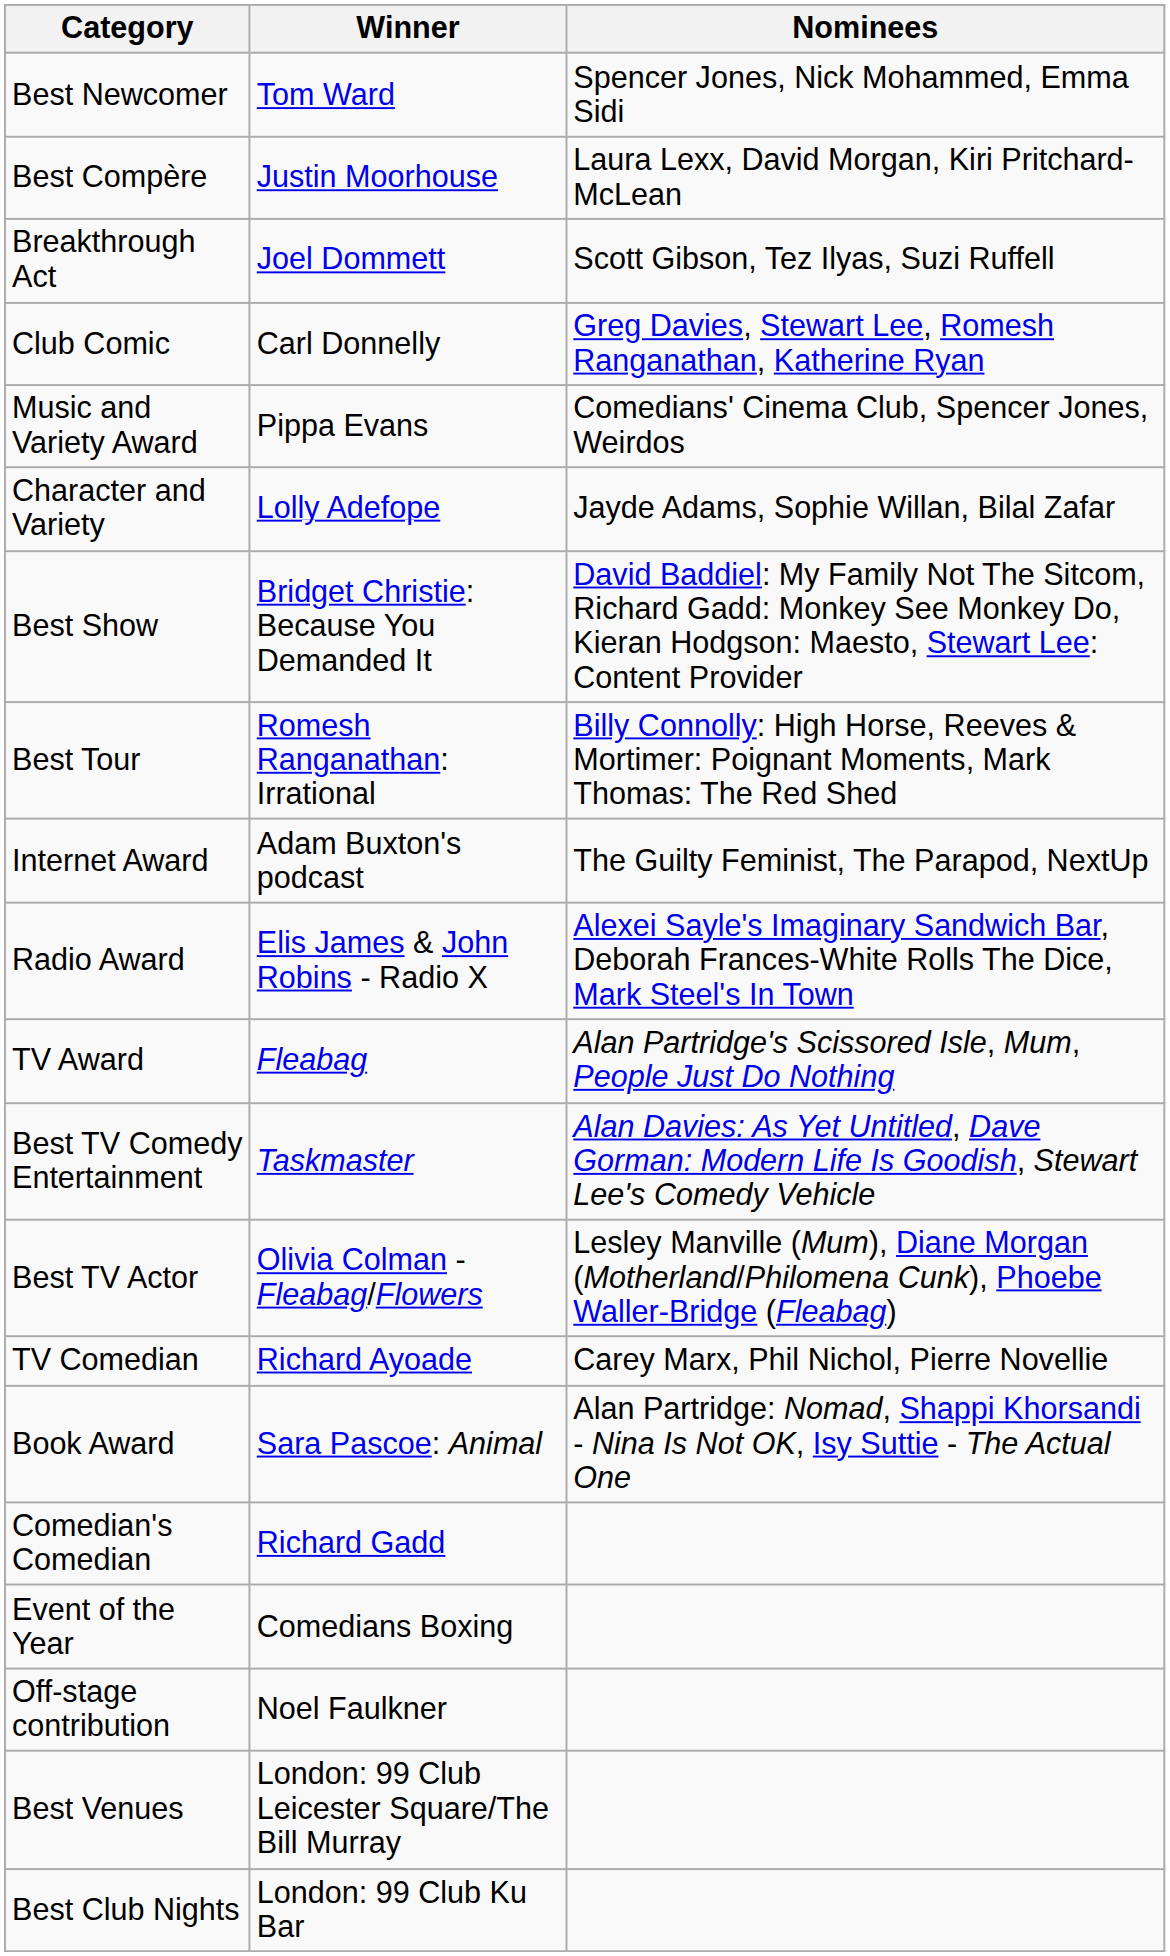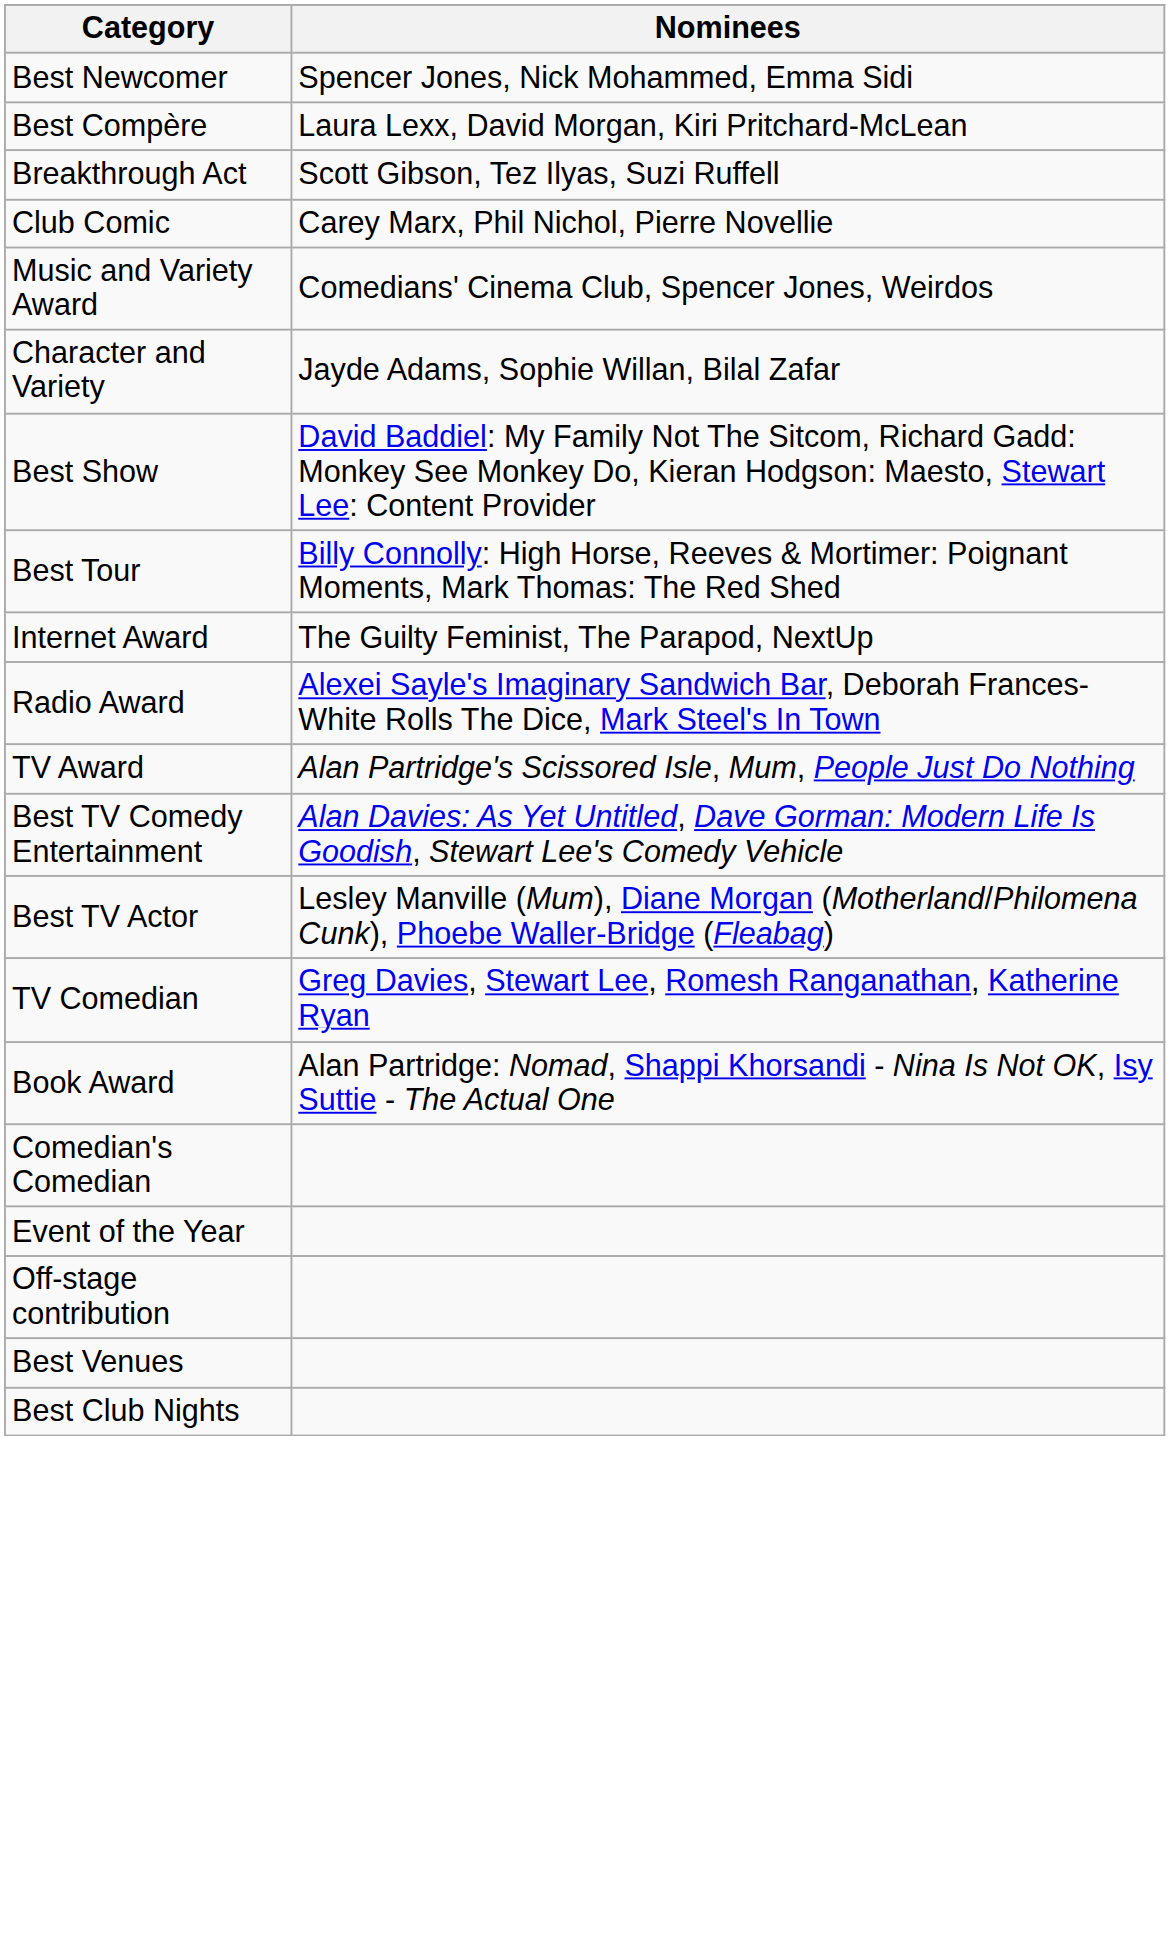- column: (408, 28)
(814, 342) Greg Davies, Stewart Lee, Romesh Ranganathan, Katherine Ryan -> (566, 222) Carey Marx, Phil Nichol, Pierre Novellie
(841, 1360) Carey Marx, Phil Nichol, Pierre Novellie -> (709, 999) Greg Davies, Stewart Lee, Romesh Ranganathan, Katherine Ryan
